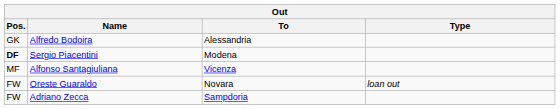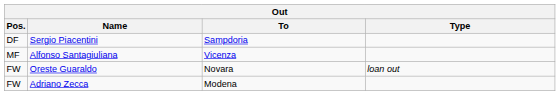- row: (61, 41)
(12, 55) bold -> (12, 41) normal
(220, 55) Modena -> (226, 41) Sampdoria
(226, 98) Sampdoria -> (220, 84) Modena
